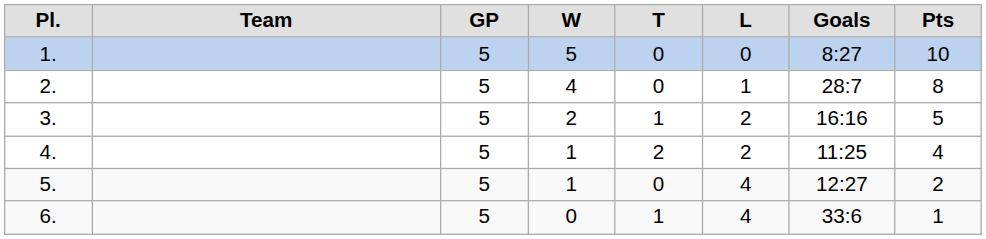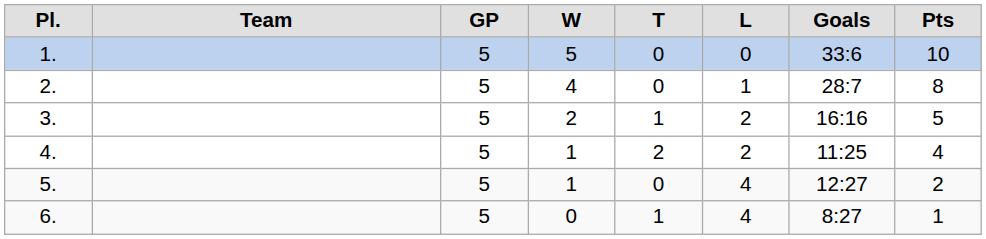(842, 53) 8:27 -> (842, 53) 33:6
(842, 217) 33:6 -> (842, 217) 8:27
